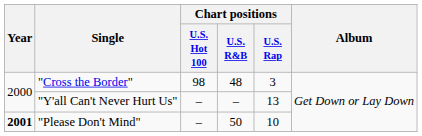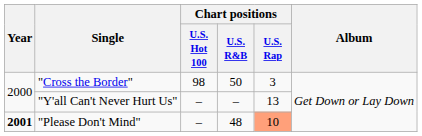(236, 82) 48 -> (236, 82) 50
(236, 121) 50 -> (236, 121) 48
(273, 121) no background -> (273, 121) lightsalmon background
